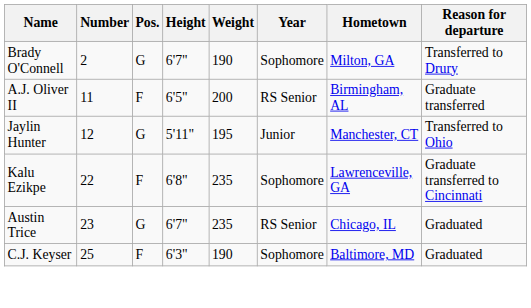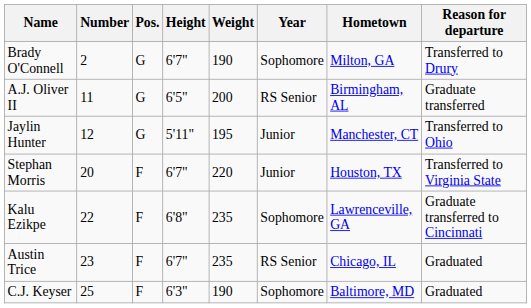(139, 97) F -> (140, 97) G
+ row: (30, 172)
(140, 225) G -> (139, 262) F
